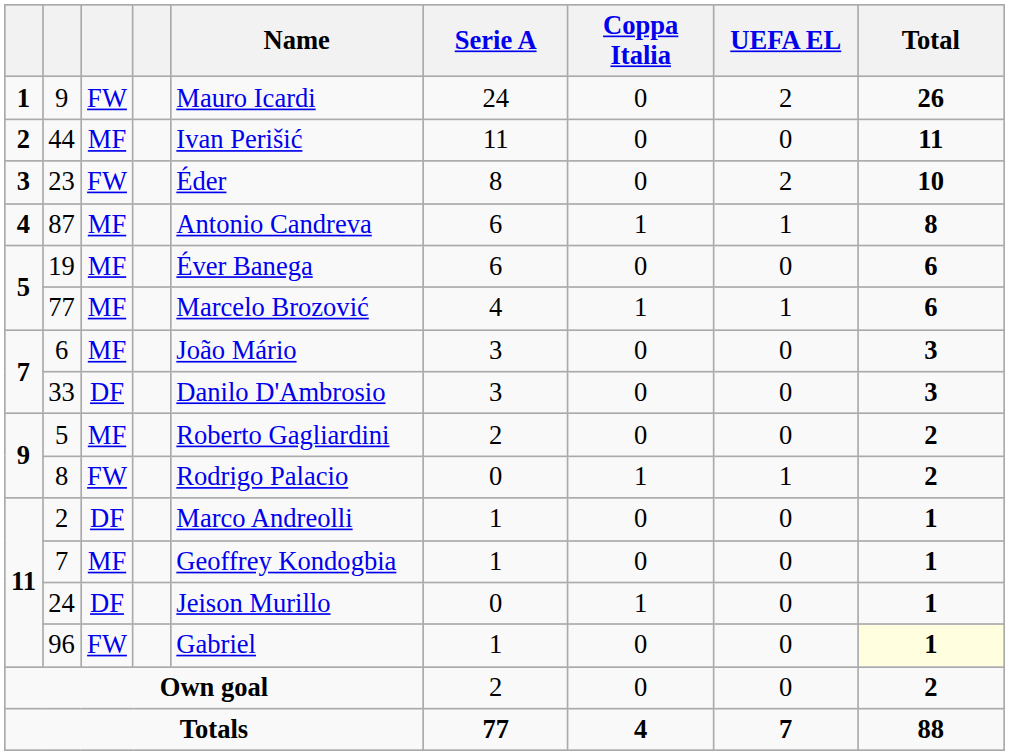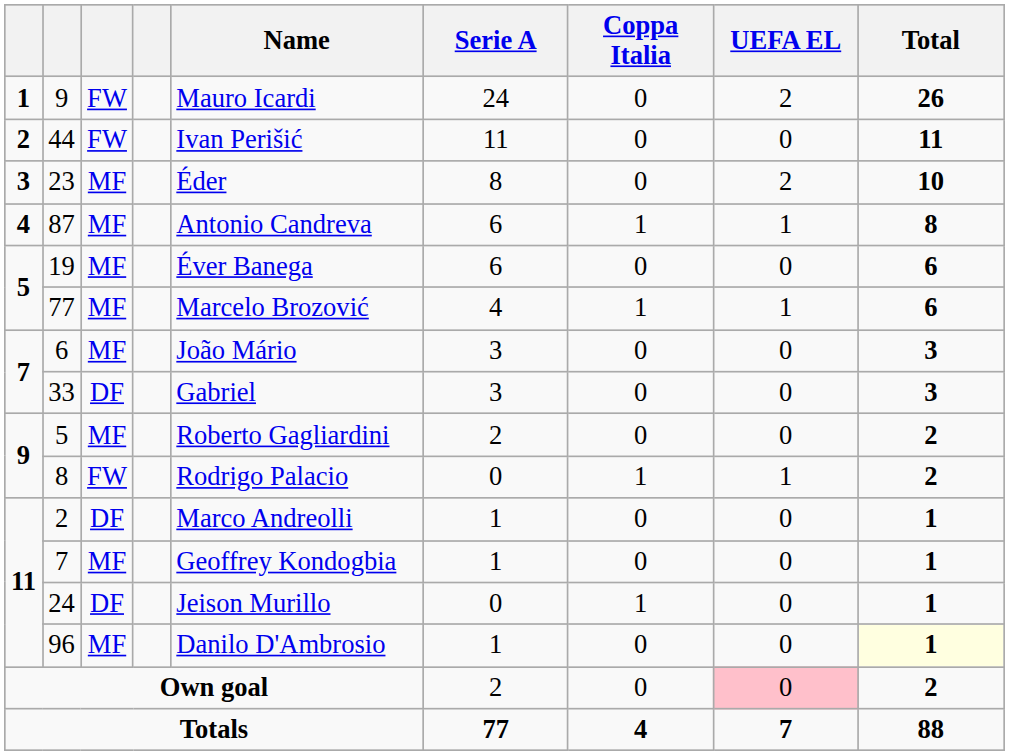(107, 139) MF -> (107, 139) FW
(107, 181) FW -> (107, 181) MF
(281, 392) Danilo D'Ambrosio -> (216, 392) Gabriel
(107, 645) FW -> (107, 645) MF
(216, 645) Gabriel -> (281, 645) Danilo D'Ambrosio
(786, 687) no background -> (786, 687) pink background
